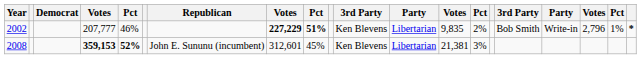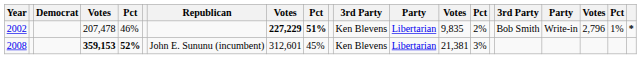(99, 29) 207,777 -> (99, 29) 207,478
